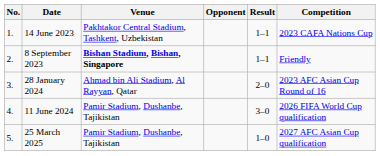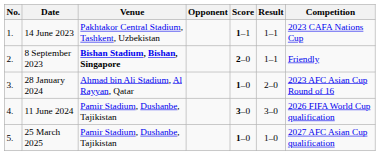+ column: (243, 12)
